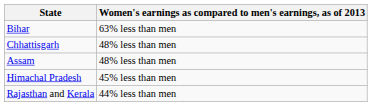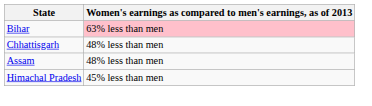(138, 28) no background -> (125, 28) pink background
- row: (50, 93)
